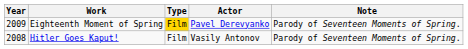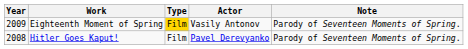(230, 24) Pavel Derevyanko -> (225, 24) Vasily Antonov
(225, 38) Vasily Antonov -> (230, 38) Pavel Derevyanko
